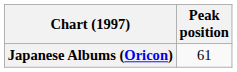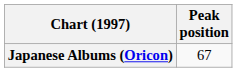(204, 55) 61 -> (204, 55) 67
